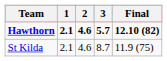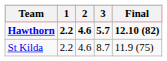(66, 30) 2.1 -> (66, 30) 2.2
(66, 47) 2.1 -> (66, 47) 2.2
